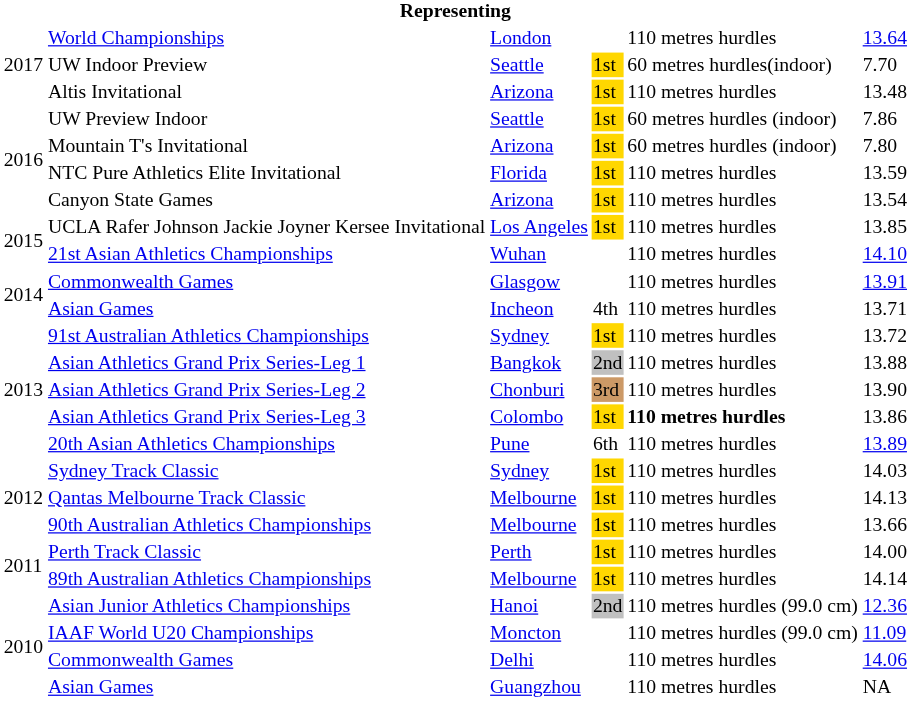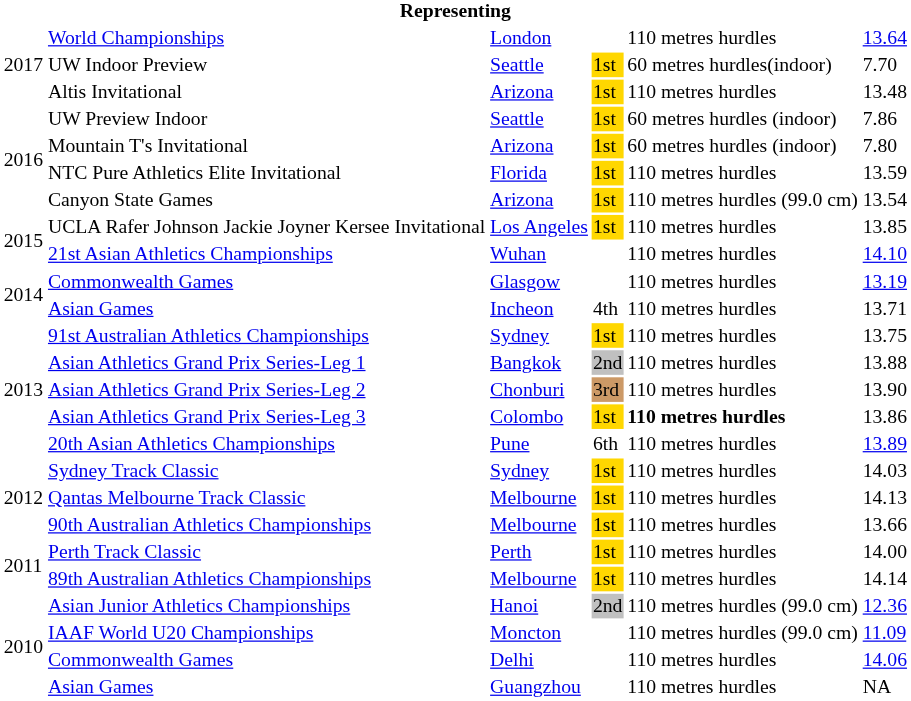(702, 200) 110 metres hurdles -> (743, 200) 110 metres hurdles (99.0 cm)
(885, 281) 13.91 -> (885, 281) 13.19
(885, 335) 13.72 -> (885, 335) 13.75
